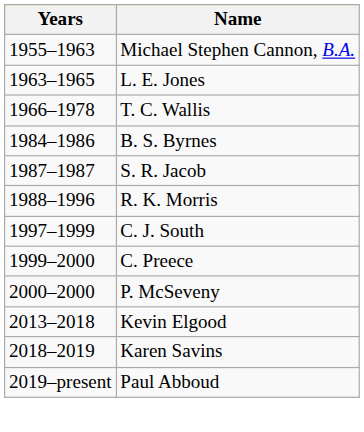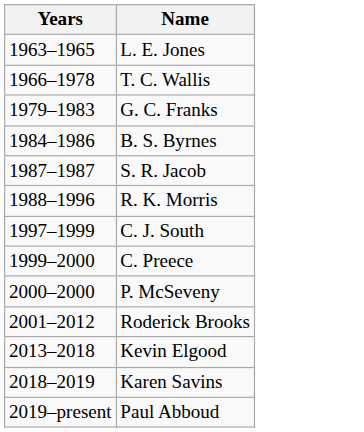- row: (238, 49)
+ row: (169, 110)
+ row: (185, 321)
